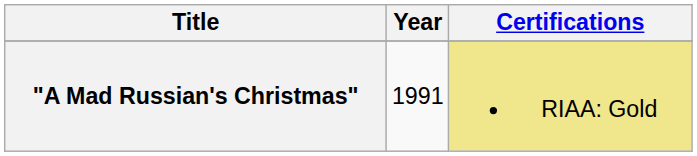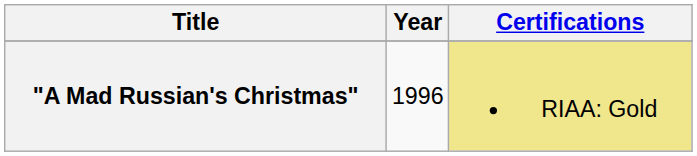(418, 95) 1991 -> (418, 95) 1996
